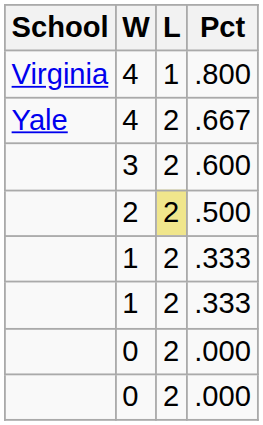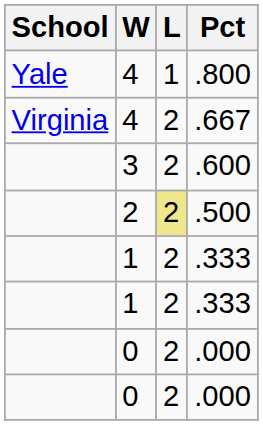(60, 73) Virginia -> (40, 73) Yale
(40, 119) Yale -> (60, 119) Virginia
